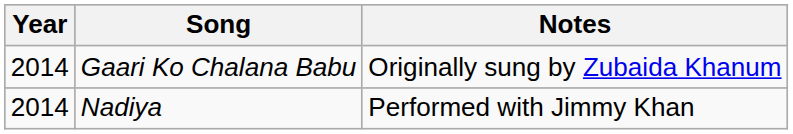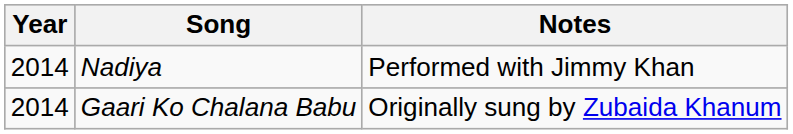rows swapped: (121, 107) <-> (219, 66)
